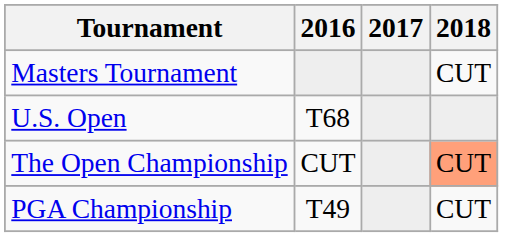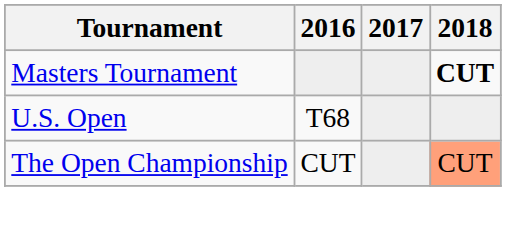(463, 72) normal -> (465, 72) bold
- row: (122, 208)
